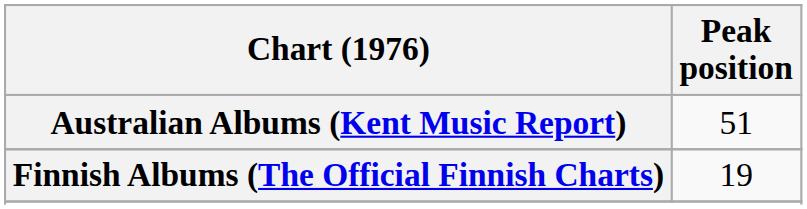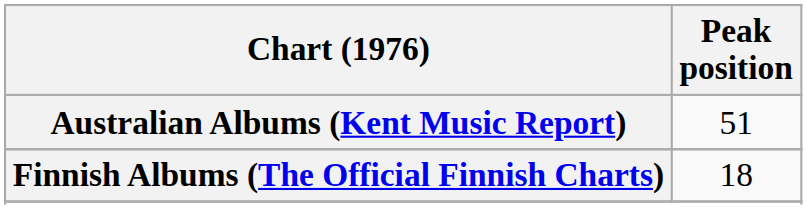(736, 174) 19 -> (736, 174) 18
